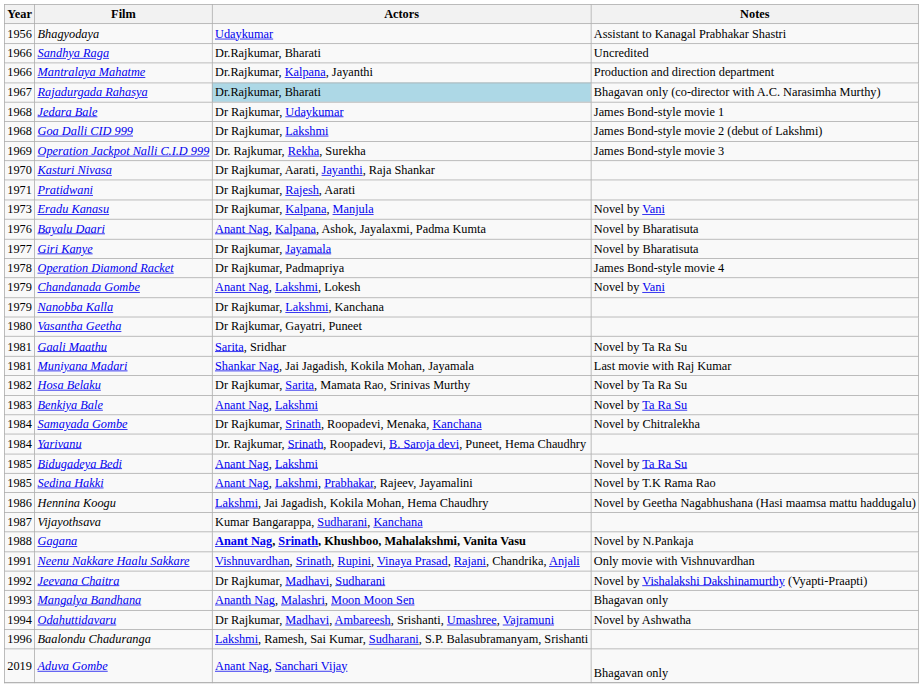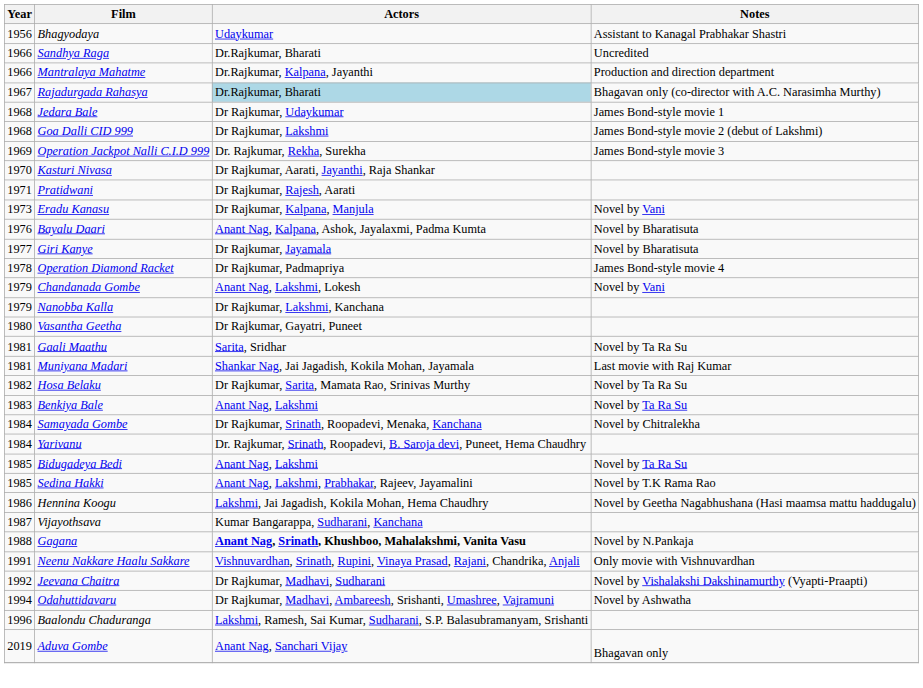- row: (89, 600)
